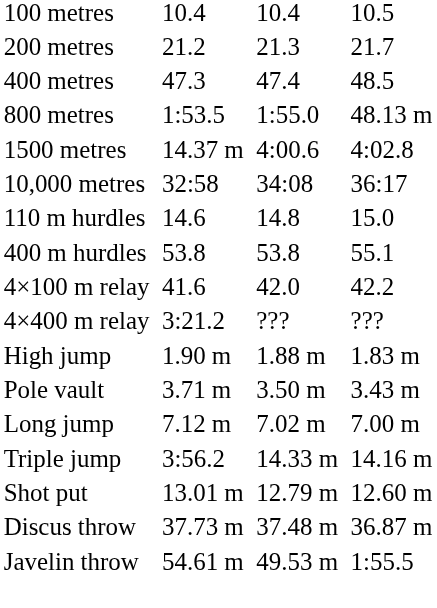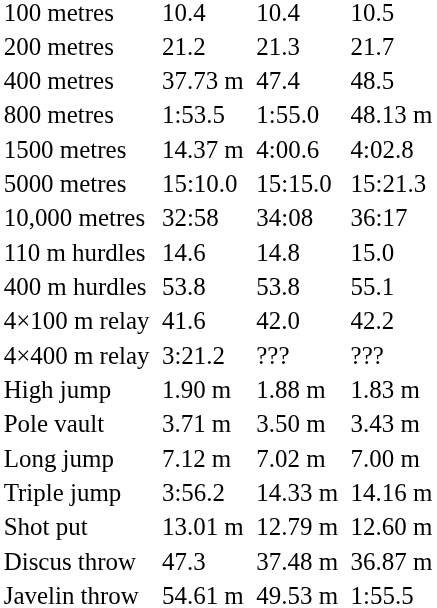(184, 81) 47.3 -> (203, 81) 37.73 m
+ row: (65, 184)
(203, 527) 37.73 m -> (184, 561) 47.3
